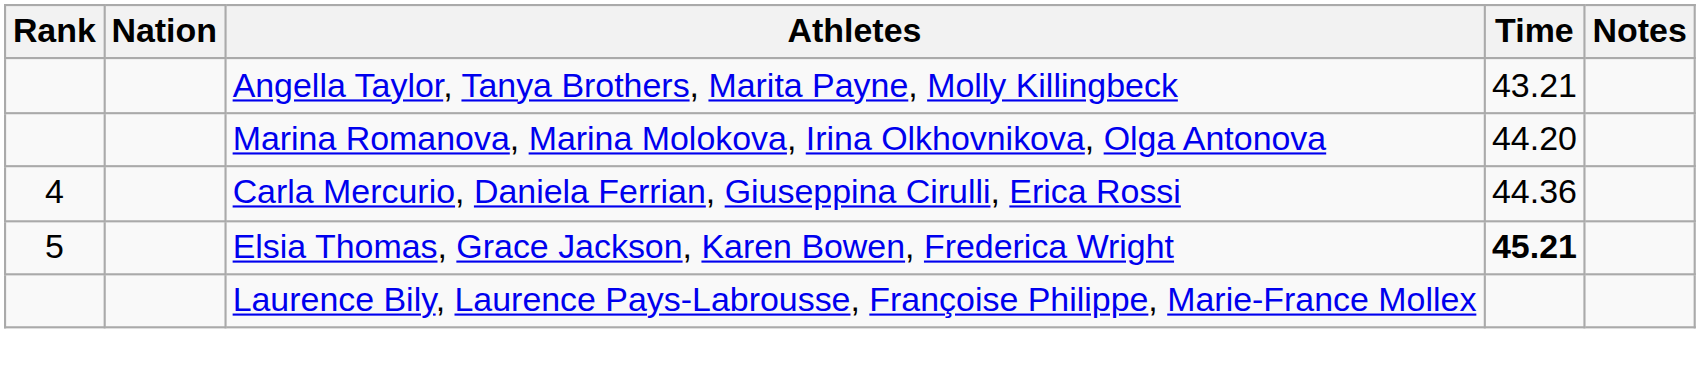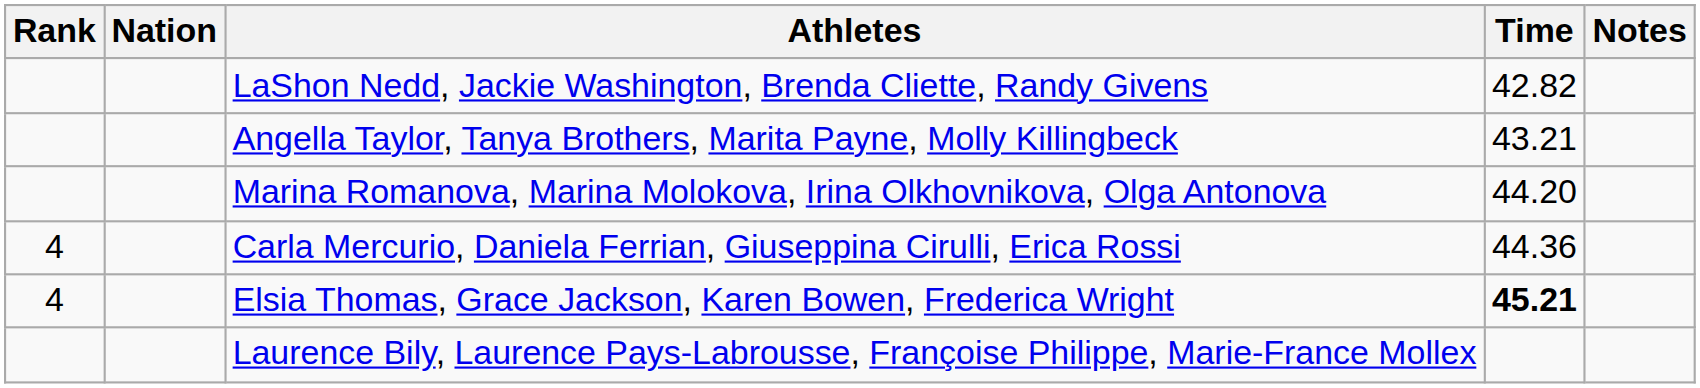+ row: (720, 85)
(54, 246) 5 -> (54, 300) 4
